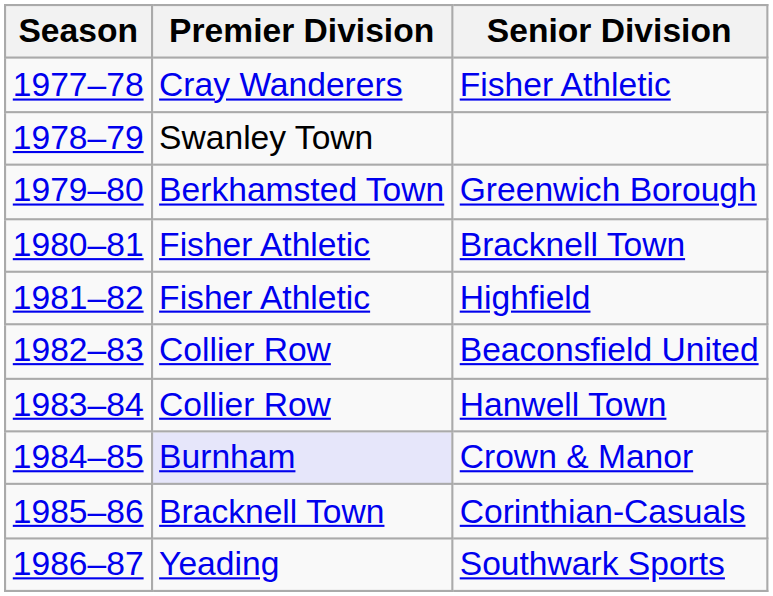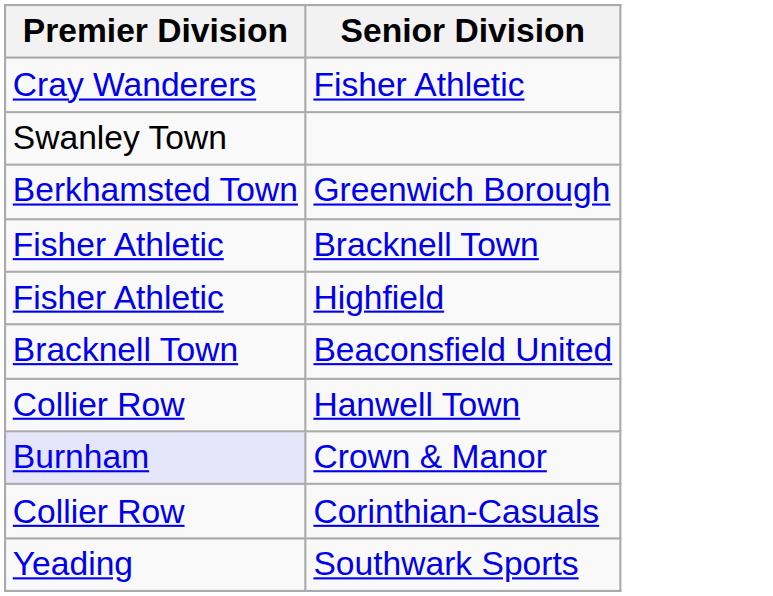- column: (78, 31)
(245, 350) Collier Row -> (125, 350) Bracknell Town
(272, 510) Bracknell Town -> (99, 510) Collier Row
